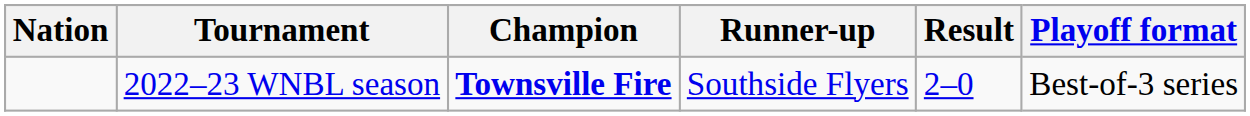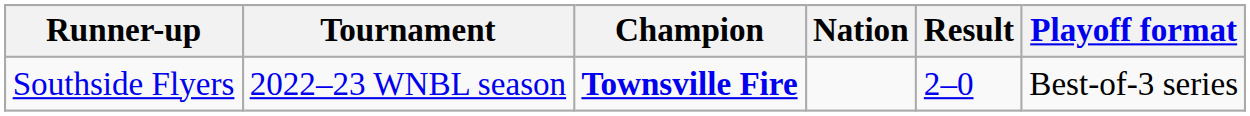columns swapped: (61, 30) <-> (798, 30)
